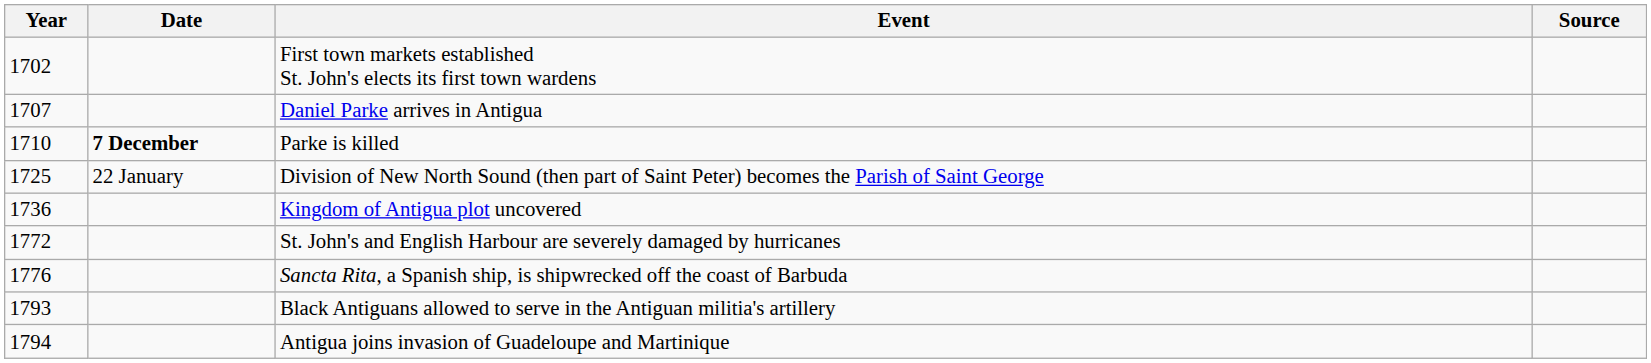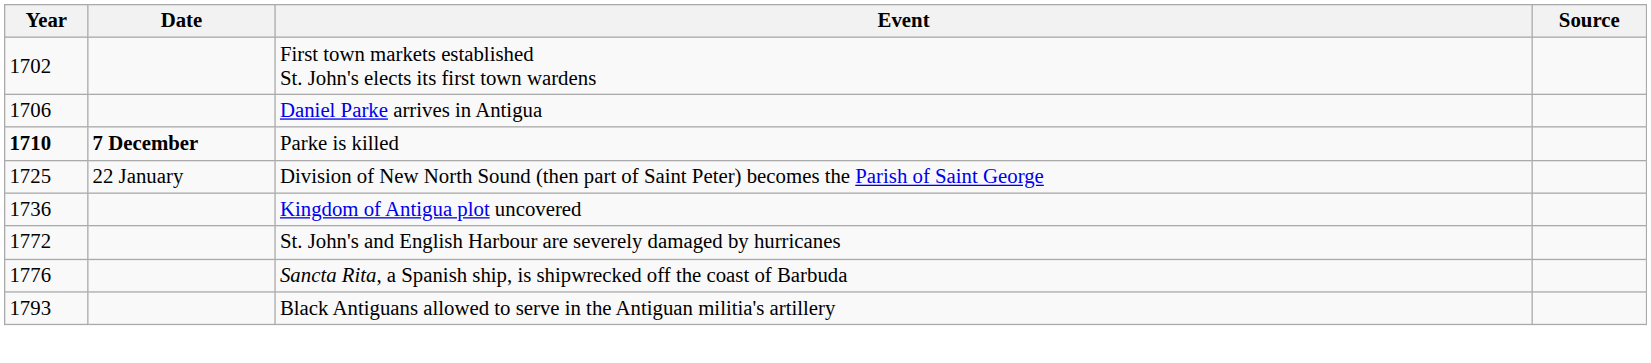(30, 110) 1707 -> (30, 110) 1706
(30, 143) normal -> (30, 143) bold
- row: (505, 341)
